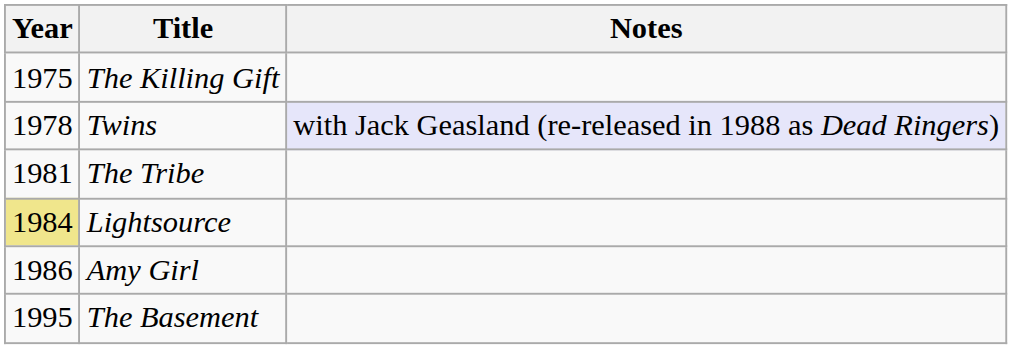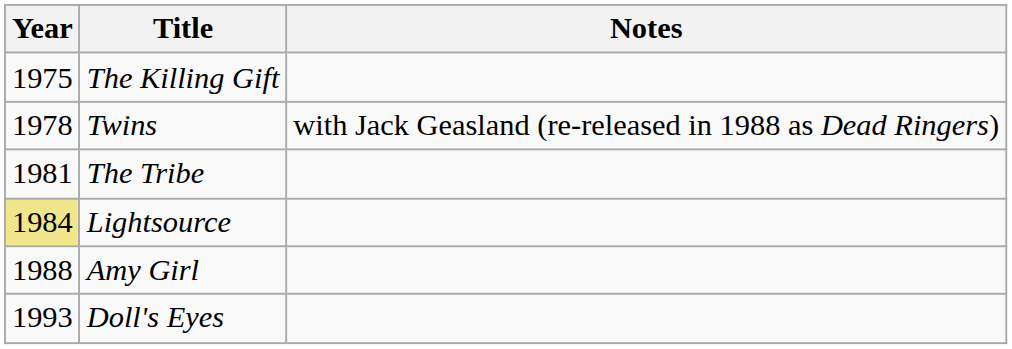(646, 125) lavender background -> (646, 125) no background
(42, 269) 1986 -> (42, 269) 1988
+ row: (155, 317)
- row: (172, 317)
